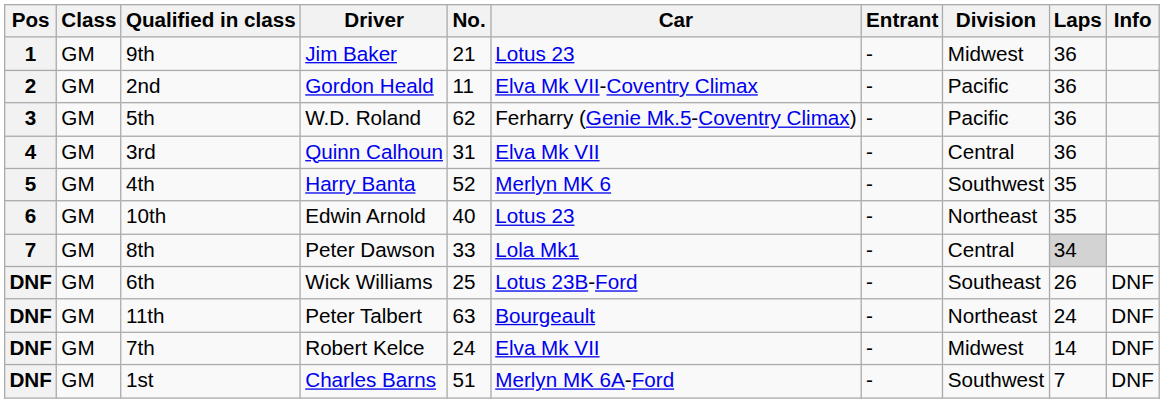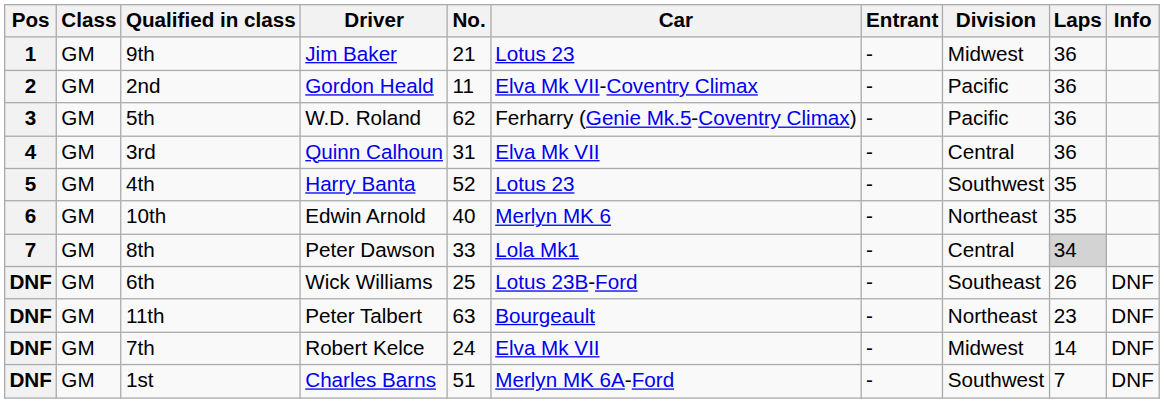(553, 184) Merlyn MK 6 -> (535, 184) Lotus 23
(535, 217) Lotus 23 -> (553, 217) Merlyn MK 6
(1065, 315) 24 -> (1065, 315) 23
